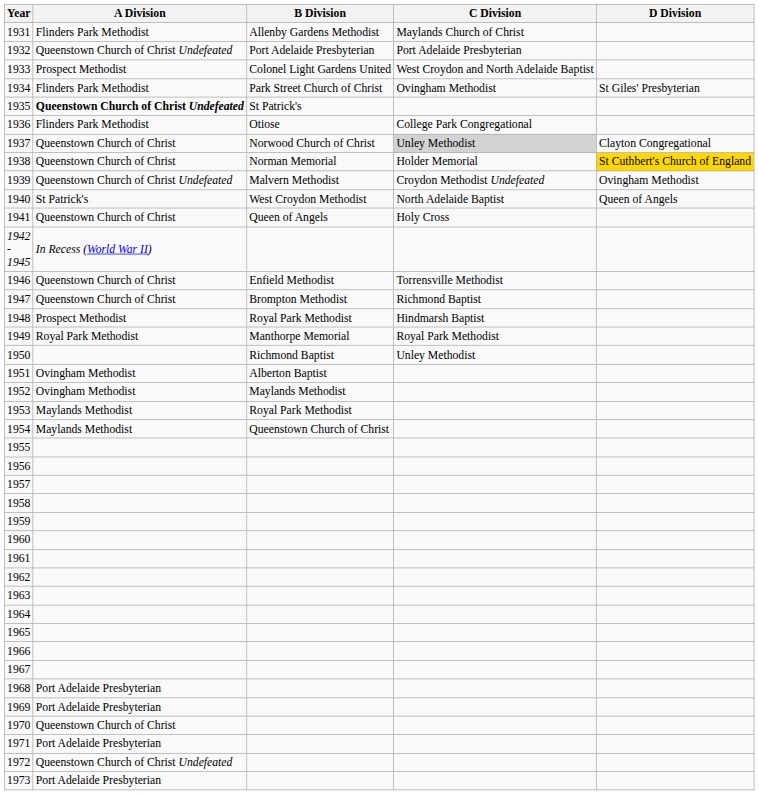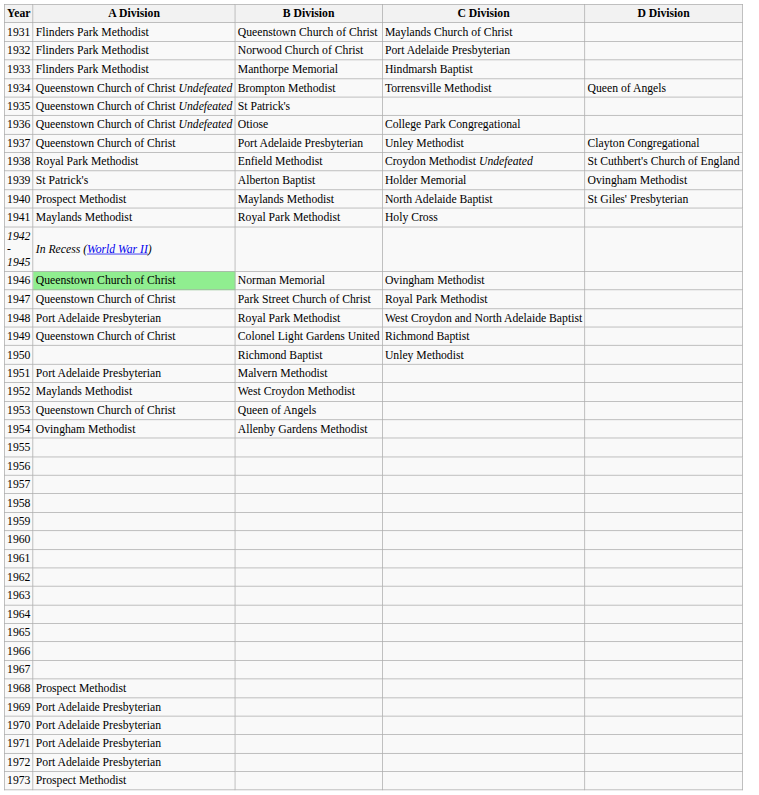(314, 32) Allenby Gardens Methodist -> (308, 32) Queenstown Church of Christ
(134, 50) Queenstown Church of Christ Undefeated -> (92, 50) Flinders Park Methodist
(312, 50) Port Adelaide Presbyterian -> (301, 50) Norwood Church of Christ
(81, 69) Prospect Methodist -> (92, 69) Flinders Park Methodist
(320, 69) Colonel Light Gardens United -> (288, 69) Manthorpe Memorial
(495, 69) West Croydon and North Adelaide Baptist -> (429, 69) Hindmarsh Baptist
(92, 87) Flinders Park Methodist -> (134, 87) Queenstown Church of Christ Undefeated
(316, 87) Park Street Church of Christ -> (287, 87) Brompton Methodist
(446, 87) Ovingham Methodist -> (438, 87) Torrensville Methodist
(649, 87) St Giles' Presbyterian -> (627, 87) Queen of Angels
(140, 106) bold -> (134, 106) normal
(92, 124) Flinders Park Methodist -> (134, 124) Queenstown Church of Christ Undefeated
(312, 143) Norwood Church of Christ -> (300, 143) Port Adelaide Presbyterian
(436, 143) lightgrey background -> (424, 143) no background
(106, 161) Queenstown Church of Christ -> (87, 161) Royal Park Methodist
(293, 161) Norman Memorial -> (280, 161) Enfield Methodist
(437, 161) Holder Memorial -> (459, 161) Croydon Methodist Undefeated
(675, 161) gold background -> (664, 161) no background
(134, 180) Queenstown Church of Christ Undefeated -> (62, 180) St Patrick's
(294, 180) Malvern Methodist -> (277, 180) Alberton Baptist
(470, 180) Croydon Methodist Undefeated -> (426, 180) Holder Memorial
(62, 198) St Patrick's -> (81, 198) Prospect Methodist
(308, 198) West Croydon Methodist -> (286, 198) Maylands Methodist
(638, 198) Queen of Angels -> (638, 198) St Giles' Presbyterian
(106, 217) Queenstown Church of Christ -> (84, 217) Maylands Methodist
(289, 217) Queen of Angels -> (289, 217) Royal Park Methodist
(106, 280) no background -> (106, 280) lightgreen background
(292, 280) Enfield Methodist -> (281, 280) Norman Memorial
(450, 280) Torrensville Methodist -> (435, 280) Ovingham Methodist
(298, 299) Brompton Methodist -> (304, 299) Park Street Church of Christ
(439, 299) Richmond Baptist -> (436, 299) Royal Park Methodist
(81, 317) Prospect Methodist -> (98, 317) Port Adelaide Presbyterian
(440, 317) Hindmarsh Baptist -> (484, 317) West Croydon and North Adelaide Baptist
(87, 336) Royal Park Methodist -> (106, 336) Queenstown Church of Christ
(299, 336) Manthorpe Memorial -> (309, 336) Colonel Light Gardens United
(448, 336) Royal Park Methodist -> (427, 336) Richmond Baptist
(86, 373) Ovingham Methodist -> (98, 373) Port Adelaide Presbyterian
(288, 373) Alberton Baptist -> (283, 373) Malvern Methodist
(86, 391) Ovingham Methodist -> (84, 391) Maylands Methodist
(297, 391) Maylands Methodist -> (296, 391) West Croydon Methodist
(84, 410) Maylands Methodist -> (106, 410) Queenstown Church of Christ
(301, 410) Royal Park Methodist -> (277, 410) Queen of Angels
(84, 429) Maylands Methodist -> (86, 429) Ovingham Methodist
(319, 429) Queenstown Church of Christ -> (303, 429) Allenby Gardens Methodist
(98, 688) Port Adelaide Presbyterian -> (81, 688) Prospect Methodist
(106, 725) Queenstown Church of Christ -> (98, 725) Port Adelaide Presbyterian
(134, 762) Queenstown Church of Christ Undefeated -> (98, 762) Port Adelaide Presbyterian
(98, 780) Port Adelaide Presbyterian -> (81, 780) Prospect Methodist
